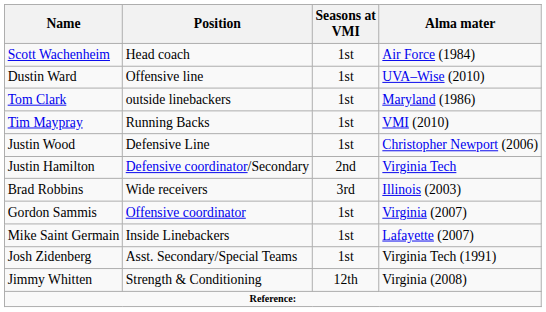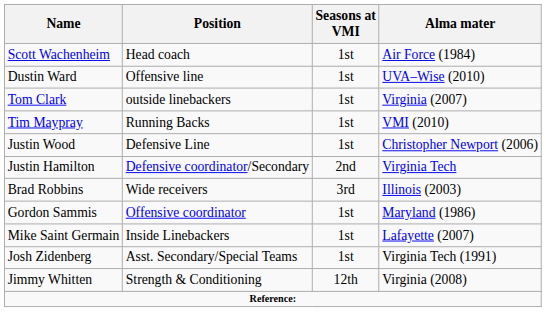(429, 100) Maryland (1986) -> (425, 100) Virginia (2007)
(425, 212) Virginia (2007) -> (429, 212) Maryland (1986)
